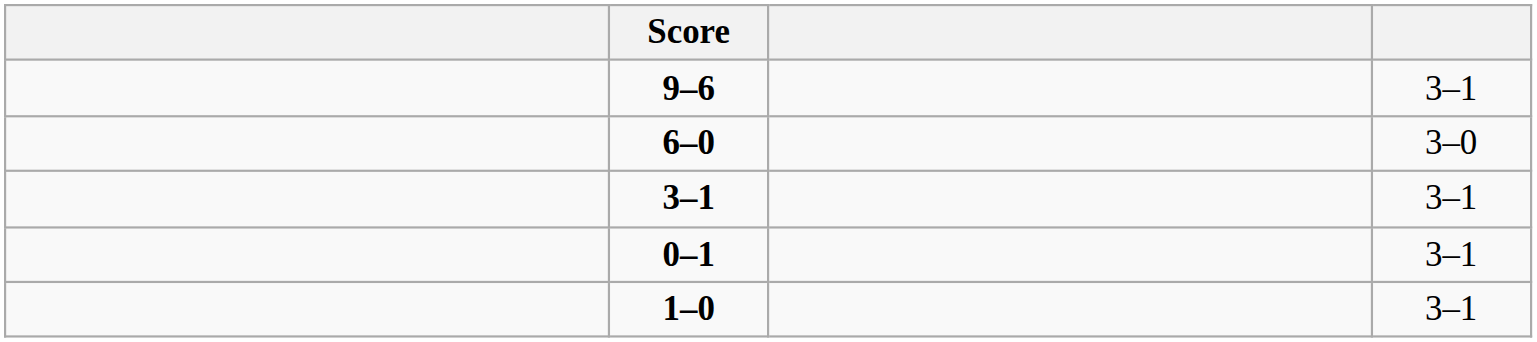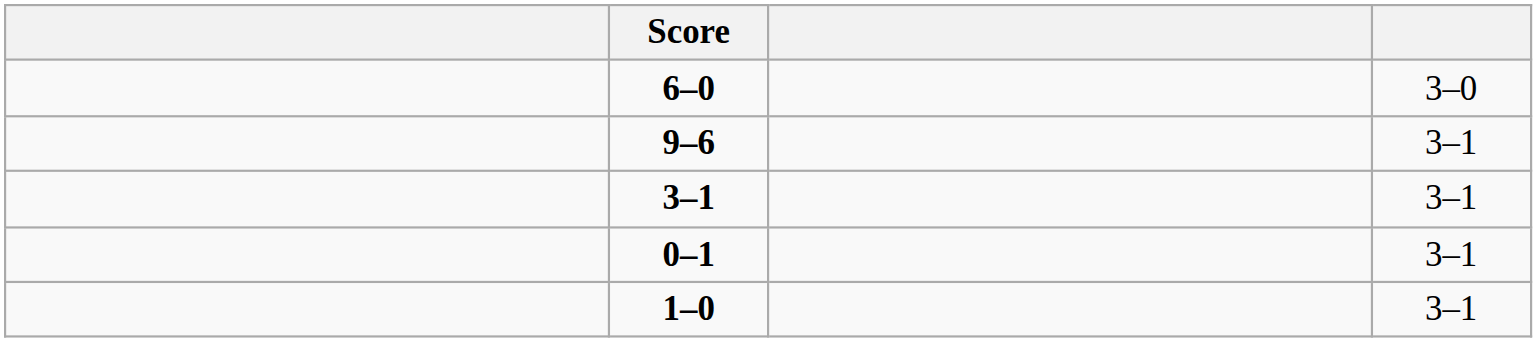rows swapped: (689, 142) <-> (689, 87)
